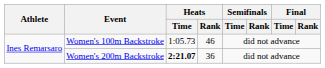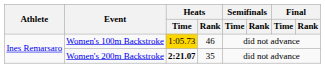(182, 41) no background -> (182, 41) gold background
(210, 56) 36 -> (210, 56) 35
